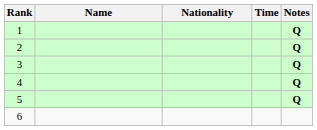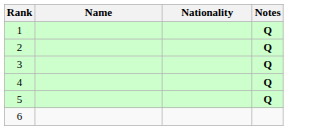- column: (267, 13)
